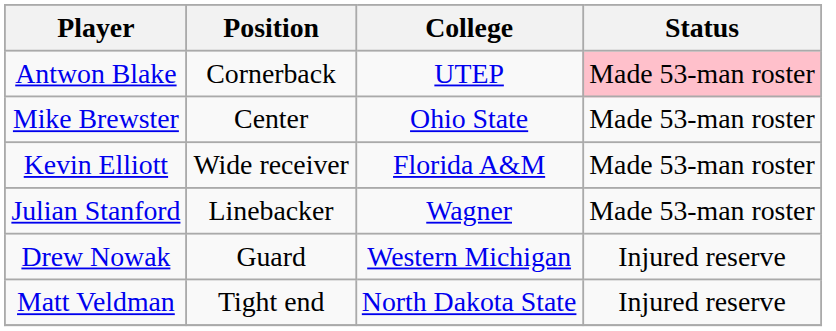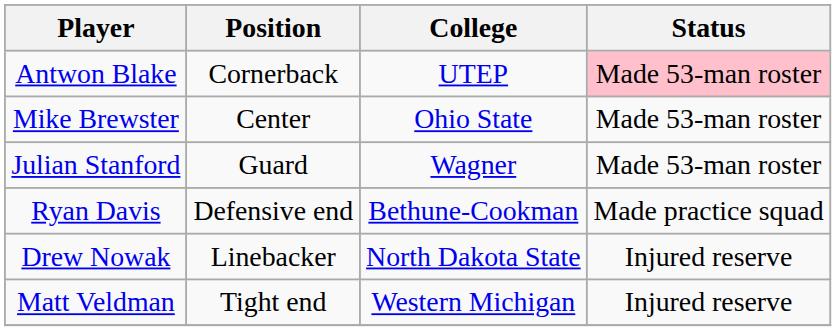- row: (96, 165)
(271, 211) Linebacker -> (273, 165) Guard
+ row: (96, 211)
(271, 256) Guard -> (273, 256) Linebacker
(469, 256) Western Michigan -> (473, 256) North Dakota State
(469, 302) North Dakota State -> (473, 302) Western Michigan
